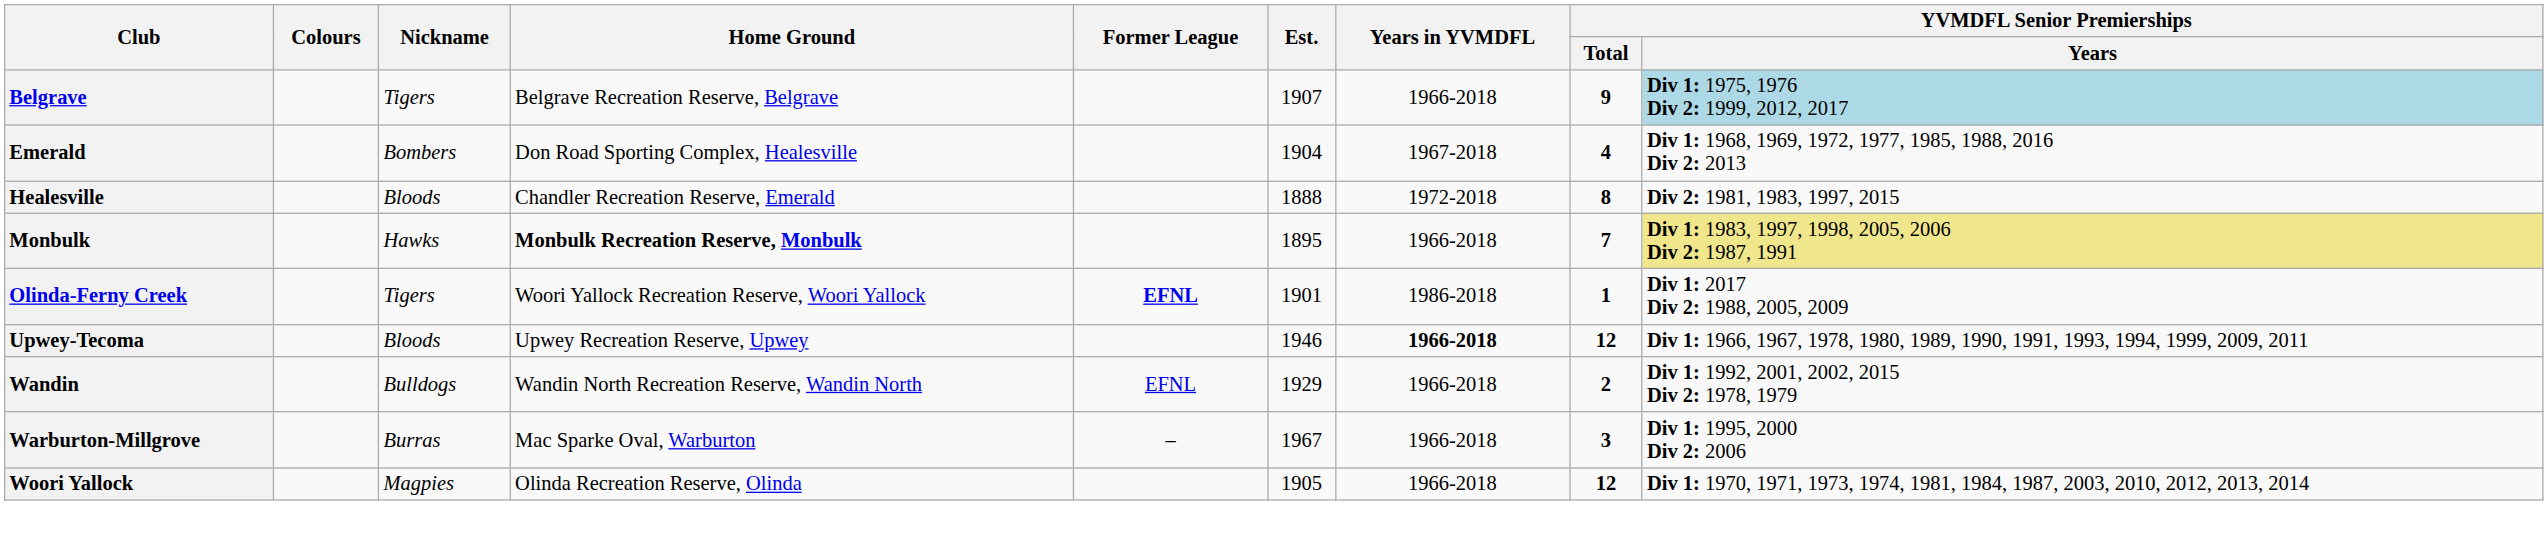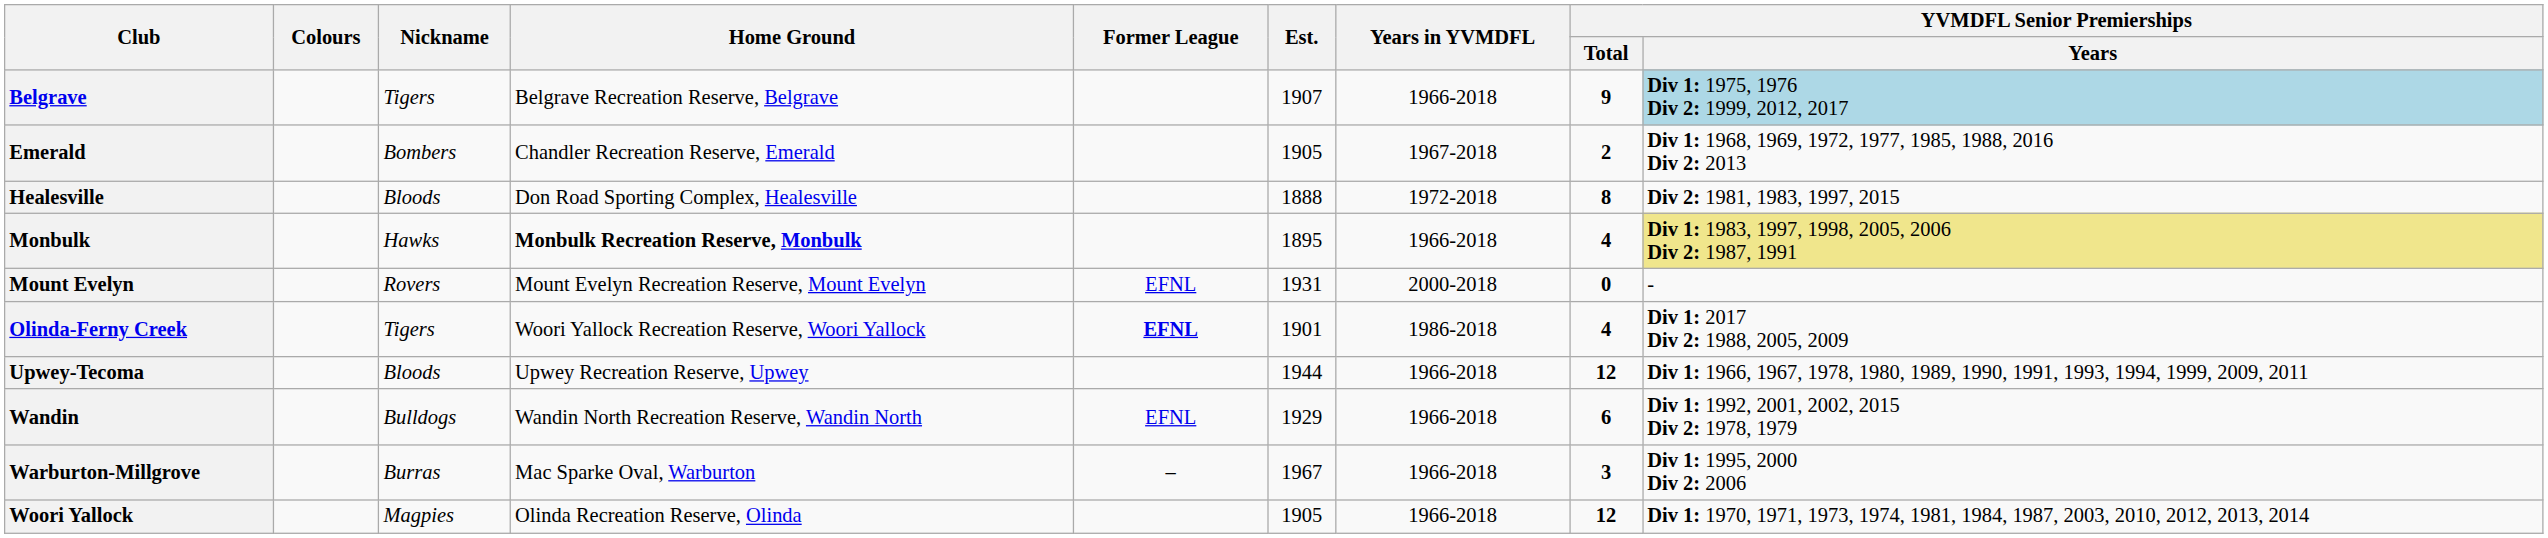(686, 152) Don Road Sporting Complex, Healesville -> (675, 152) Chandler Recreation Reserve, Emerald
(1302, 152) 1904 -> (1302, 152) 1905
(1606, 152) 4 -> (1606, 152) 2
(675, 196) Chandler Recreation Reserve, Emerald -> (686, 196) Don Road Sporting Complex, Healesville
(1606, 240) 7 -> (1606, 240) 4
+ row: (72, 284)
(1606, 296) 1 -> (1606, 328) 4
(1302, 340) 1946 -> (1302, 372) 1944
(1452, 340) bold -> (1453, 372) normal
(1606, 384) 2 -> (1606, 416) 6
